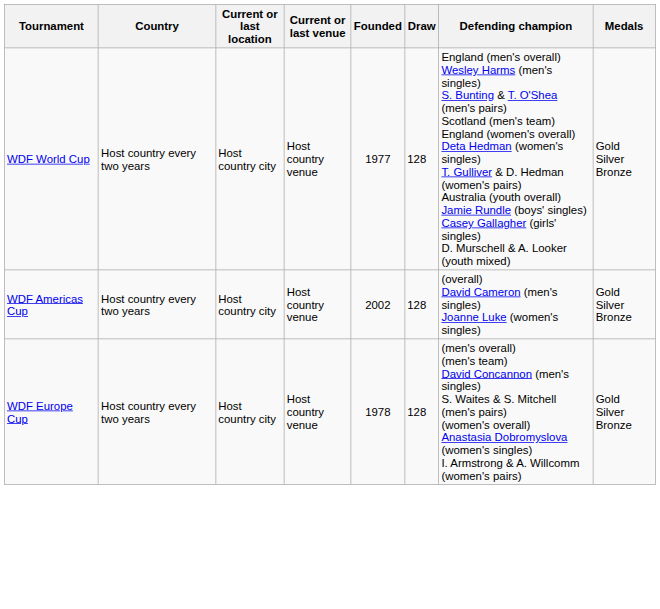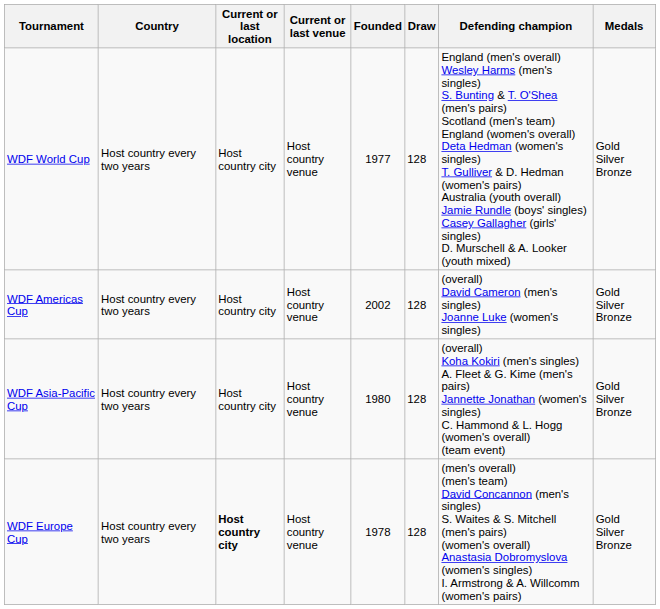+ row: (51, 399)
(247, 412) normal -> (239, 532) bold
